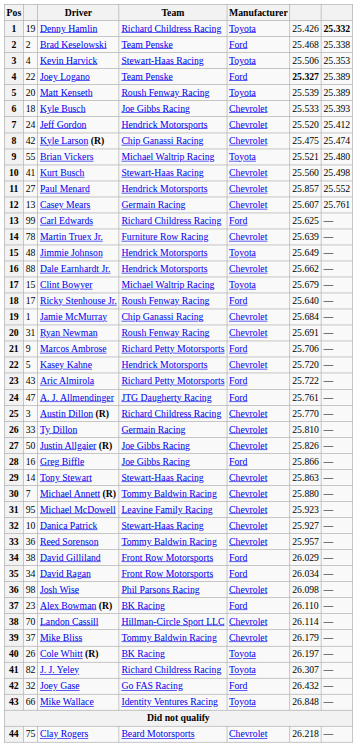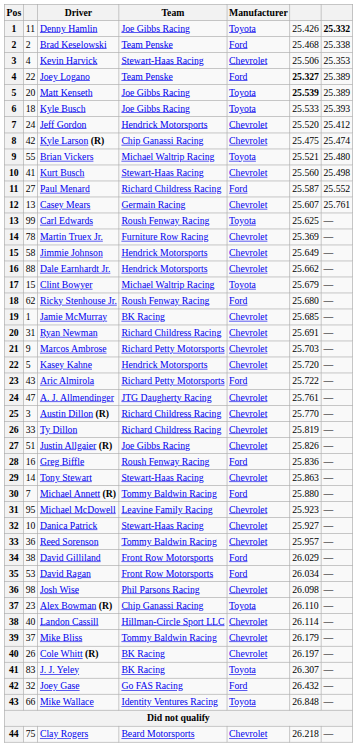(31, 28) 19 -> (30, 28) 11
(171, 28) Richard Childress Racing -> (156, 28) Joe Gibbs Racing
(242, 60) Toyota -> (248, 60) Chevrolet
(165, 92) Roush Fenway Racing -> (156, 92) Joe Gibbs Racing
(306, 92) normal -> (306, 92) bold
(248, 108) Chevrolet -> (242, 108) Toyota
(164, 189) Hendrick Motorsports -> (171, 189) Richard Childress Racing
(248, 189) Chevrolet -> (238, 189) Ford
(306, 189) 25.857 -> (306, 189) 25.587
(171, 221) Richard Childress Racing -> (165, 221) Roush Fenway Racing
(238, 221) Ford -> (242, 221) Toyota
(306, 237) 25.639 -> (306, 237) 25.369
(31, 253) 48 -> (31, 253) 58
(242, 253) Toyota -> (248, 253) Chevrolet
(31, 301) 17 -> (31, 301) 62
(306, 301) 25.640 -> (306, 301) 25.680
(162, 317) Chip Ganassi Racing -> (143, 317) BK Racing
(306, 317) 25.684 -> (306, 317) 25.685
(165, 333) Roush Fenway Racing -> (171, 333) Richard Childress Racing
(238, 349) Ford -> (248, 349) Chevrolet
(306, 349) 25.706 -> (306, 349) 25.703
(238, 397) Ford -> (248, 397) Chevrolet
(153, 429) Germain Racing -> (171, 429) Richard Childress Racing
(306, 429) 25.810 -> (306, 429) 25.819
(31, 445) 50 -> (31, 445) 51
(156, 461) Joe Gibbs Racing -> (165, 461) Roush Fenway Racing
(306, 461) 25.866 -> (306, 461) 25.836
(248, 493) Chevrolet -> (238, 493) Ford
(31, 574) 34 -> (31, 574) 53
(143, 606) BK Racing -> (162, 606) Chip Ganassi Racing
(238, 606) Ford -> (242, 606) Toyota
(31, 622) 70 -> (31, 622) 40
(242, 654) Toyota -> (248, 654) Chevrolet
(31, 670) 82 -> (31, 670) 83
(171, 670) Richard Childress Racing -> (143, 670) BK Racing
